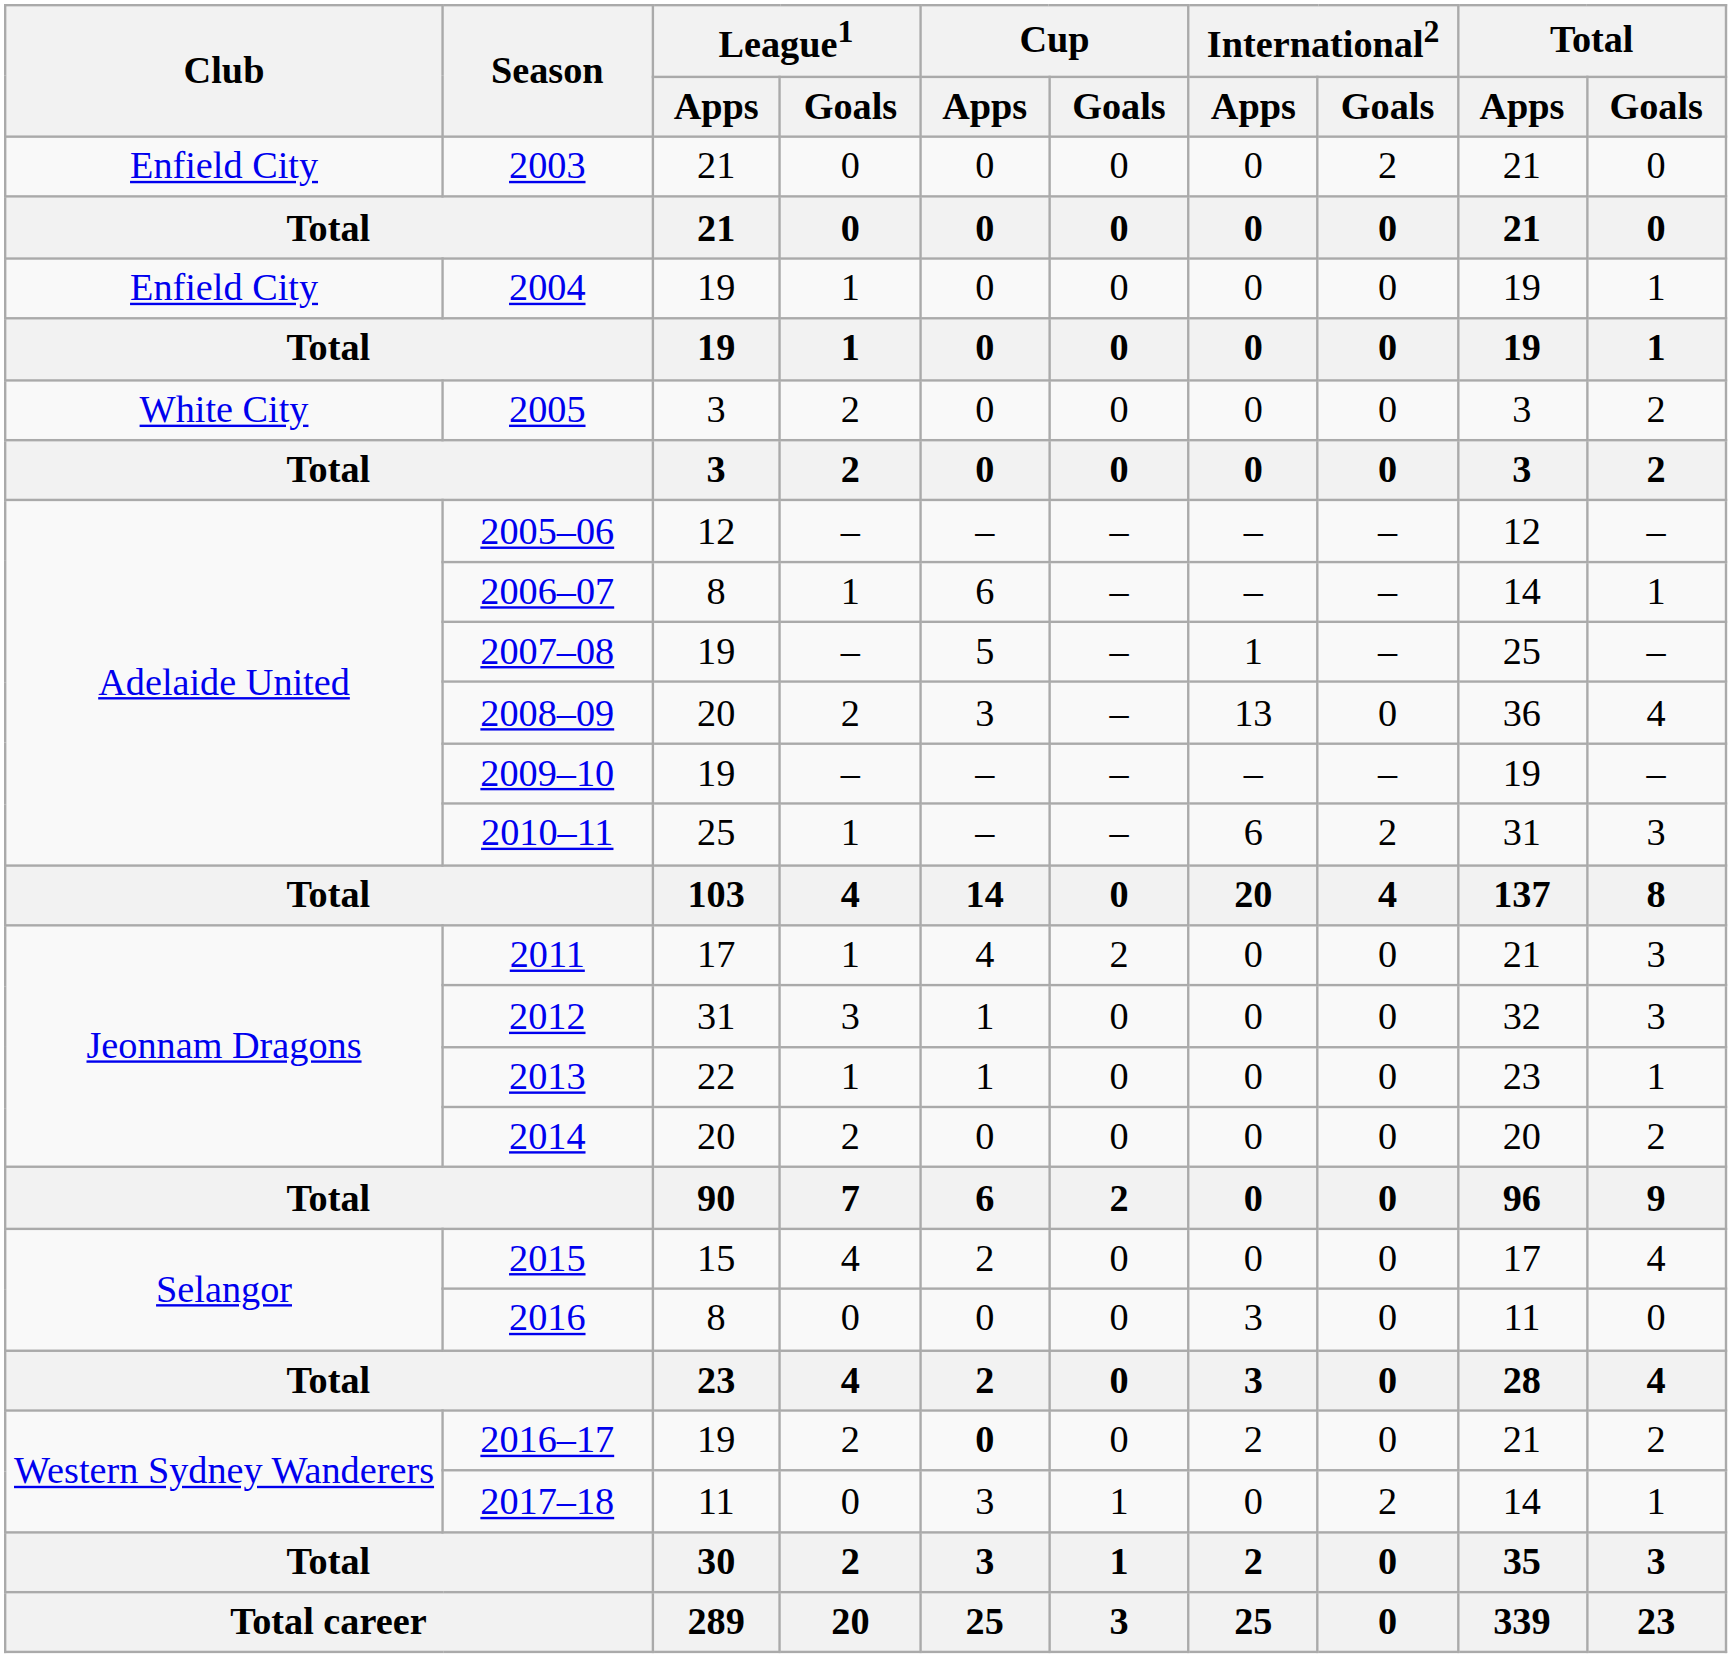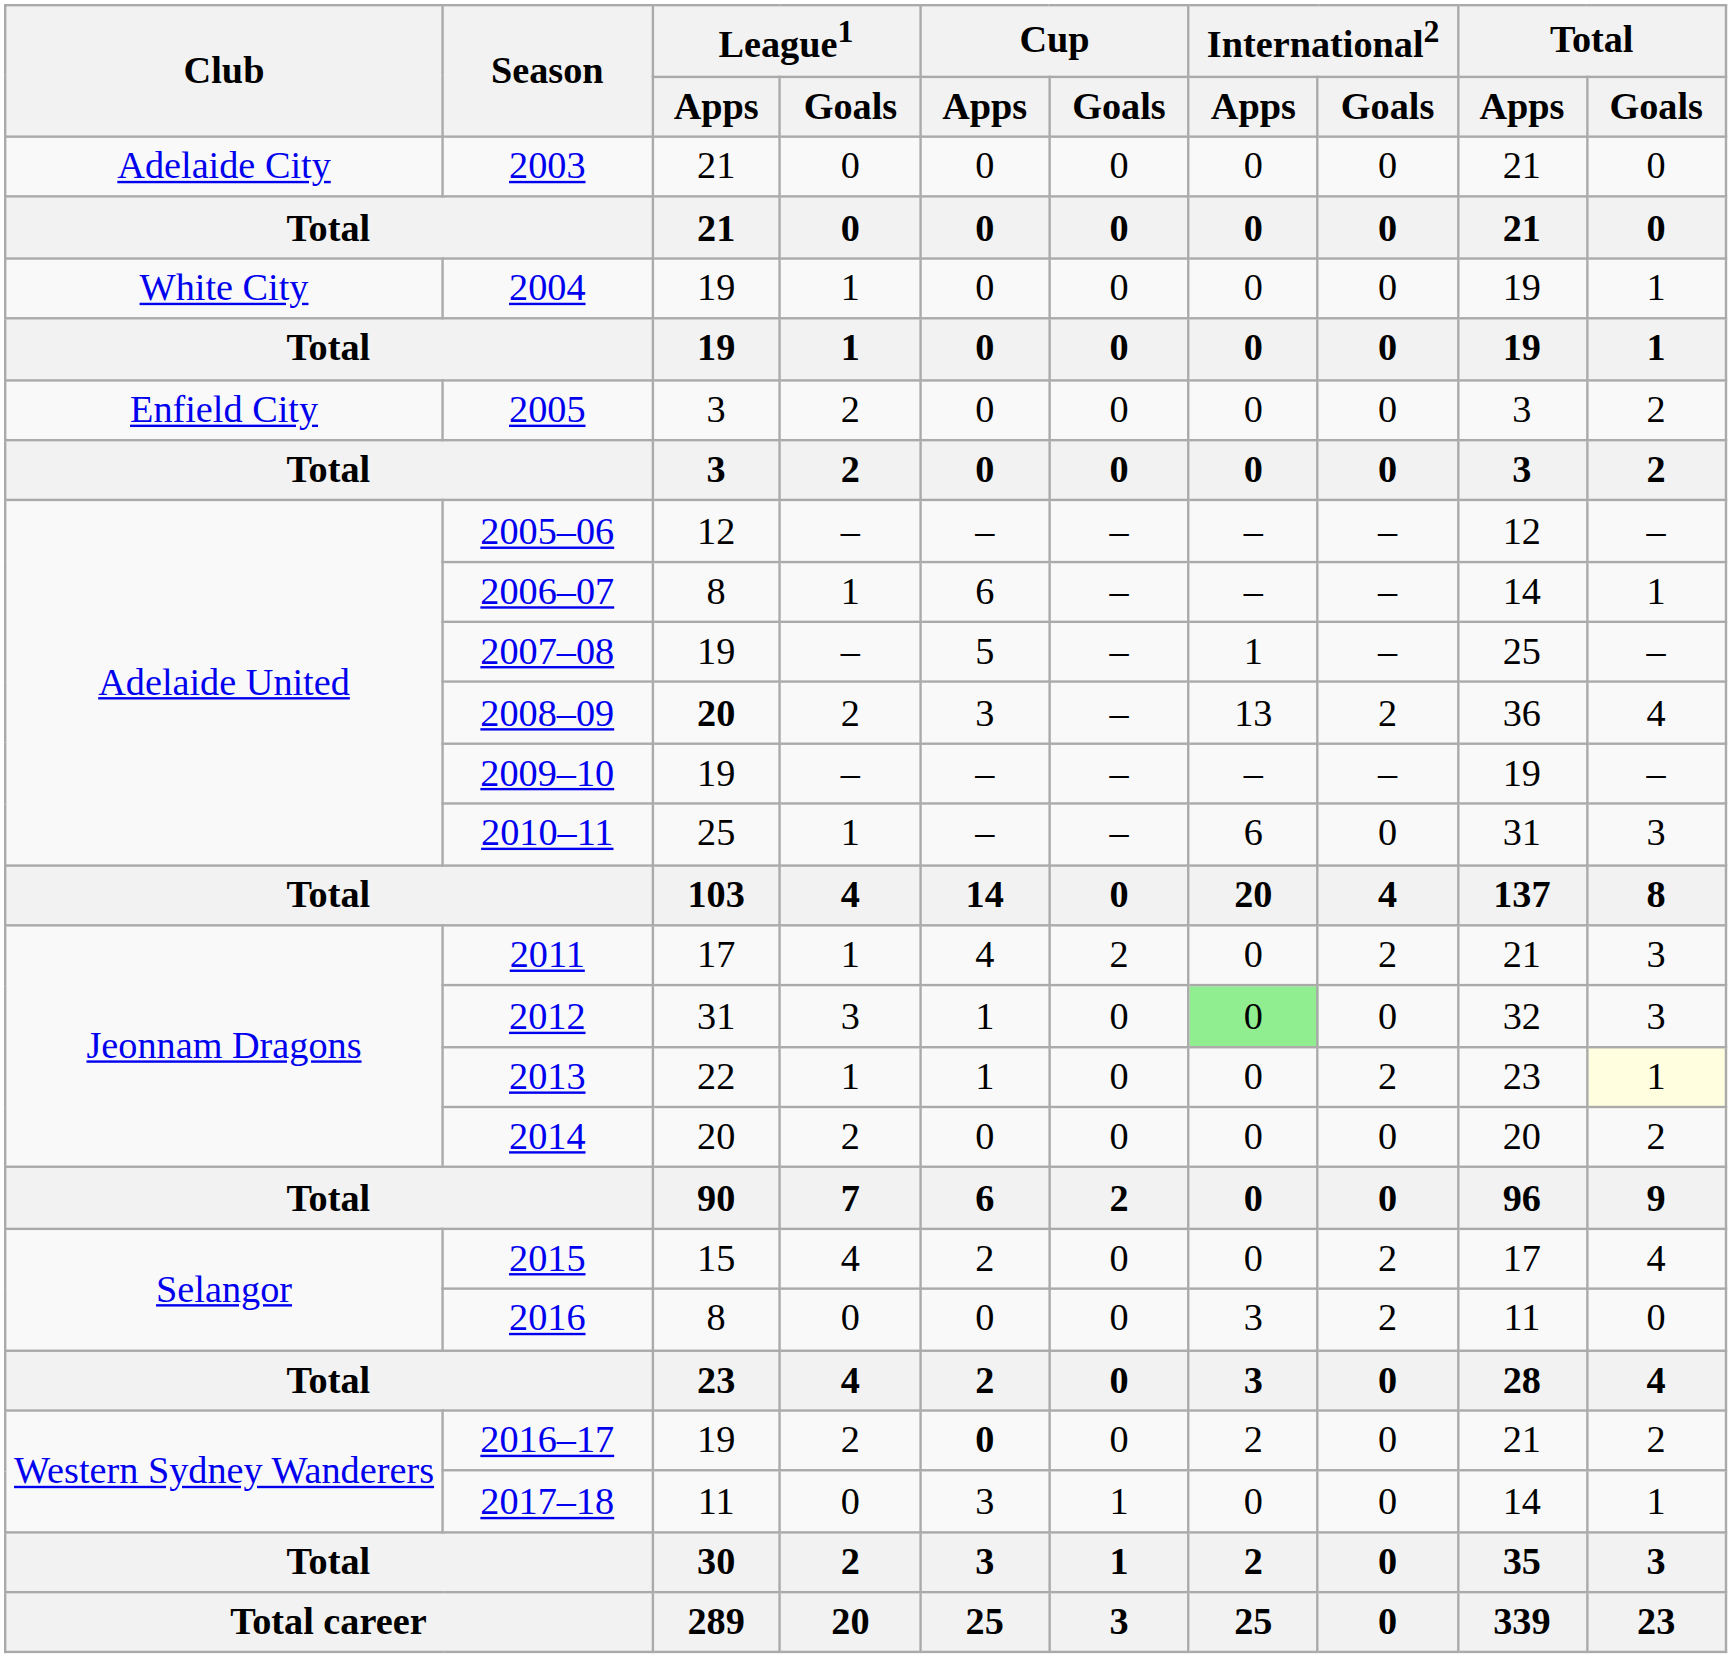(224, 166) Enfield City -> (224, 166) Adelaide City
(1388, 166) 2 -> (1388, 166) 0
(224, 287) Enfield City -> (224, 287) White City
(224, 409) White City -> (224, 409) Enfield City
(716, 712) normal -> (716, 712) bold
(1388, 712) 0 -> (1388, 712) 2
(1388, 833) 2 -> (1388, 833) 0
(1388, 954) 0 -> (1388, 954) 2
(1253, 1015) no background -> (1253, 1015) lightgreen background
(1388, 1076) 0 -> (1388, 1076) 2
(1656, 1076) no background -> (1656, 1076) lightyellow background
(1388, 1258) 0 -> (1388, 1258) 2
(1388, 1318) 0 -> (1388, 1318) 2
(1388, 1500) 2 -> (1388, 1500) 0
